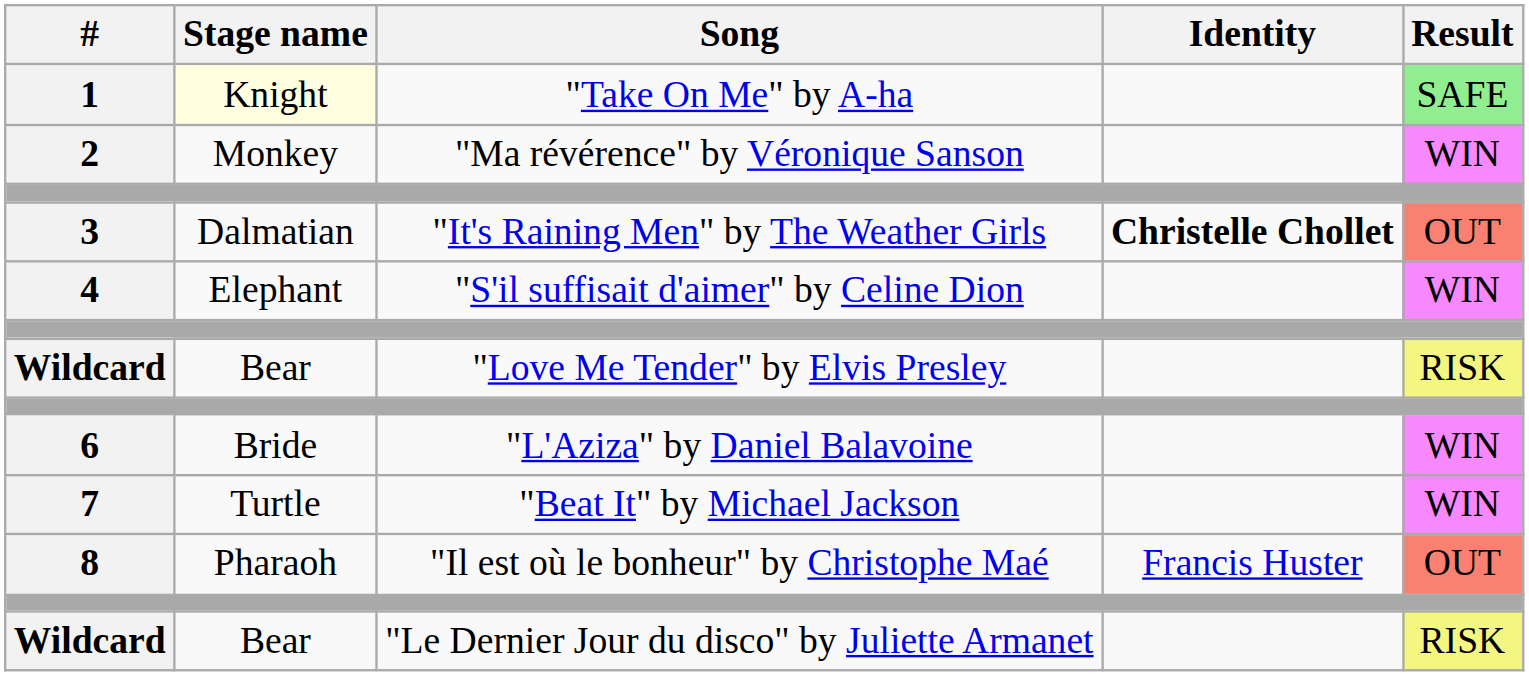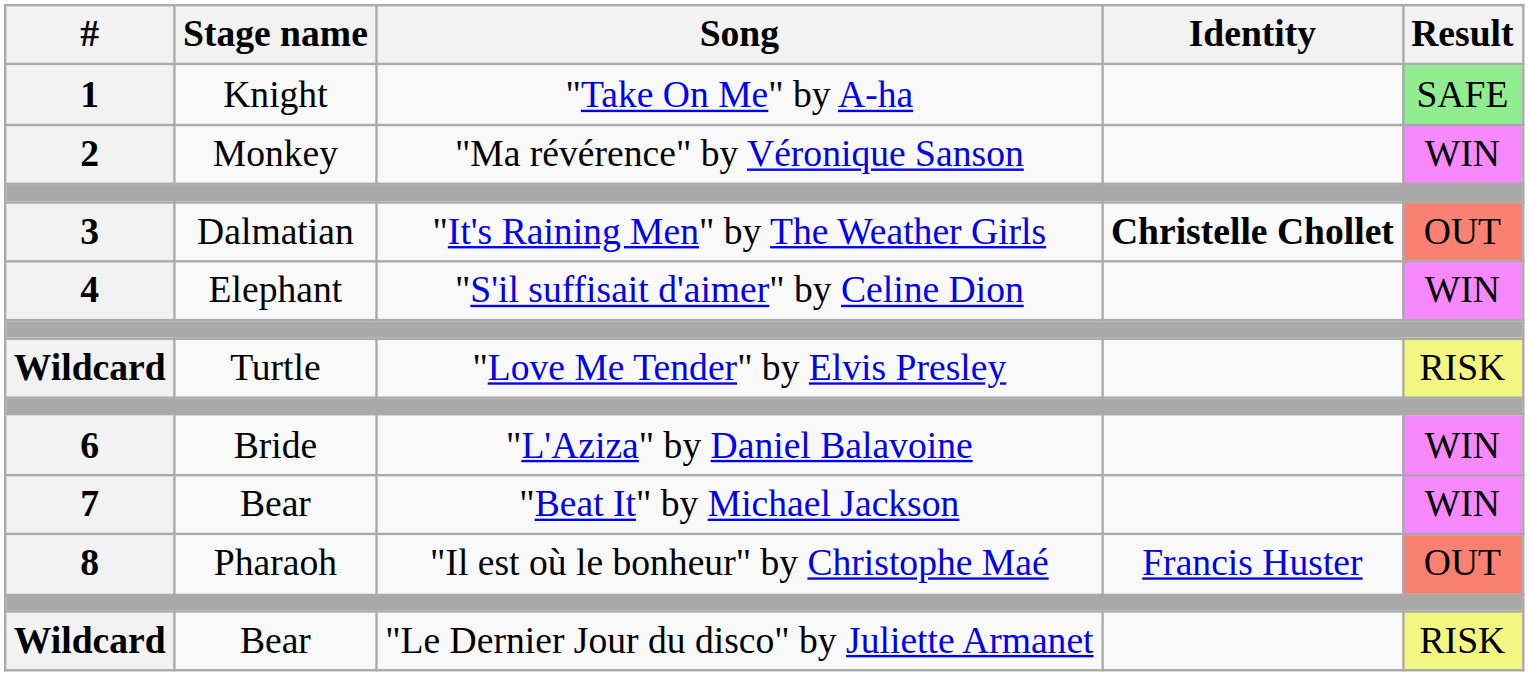(275, 93) lightyellow background -> (275, 93) no background
(275, 367) Bear -> (275, 367) Turtle
(275, 503) Turtle -> (275, 503) Bear
